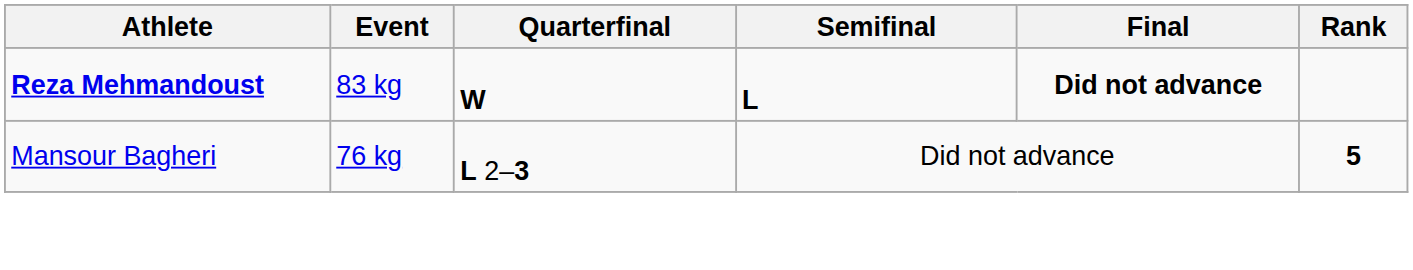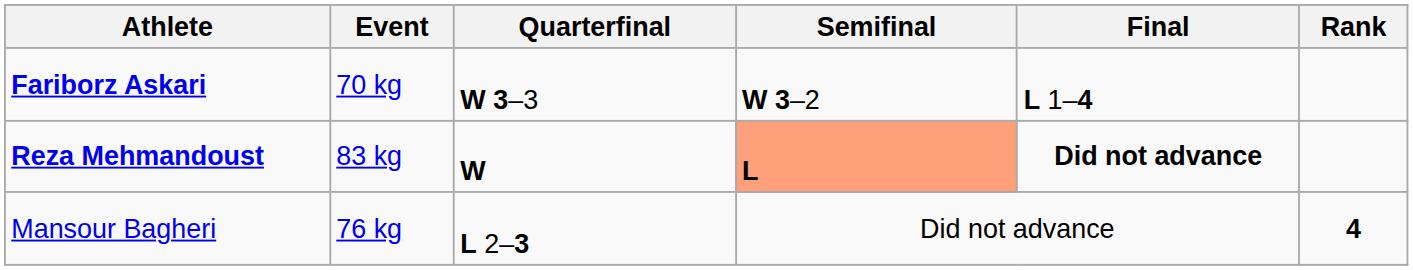+ row: (109, 84)
(750, 99) no background -> (750, 172) lightsalmon background
(1354, 157) 5 -> (1354, 229) 4
